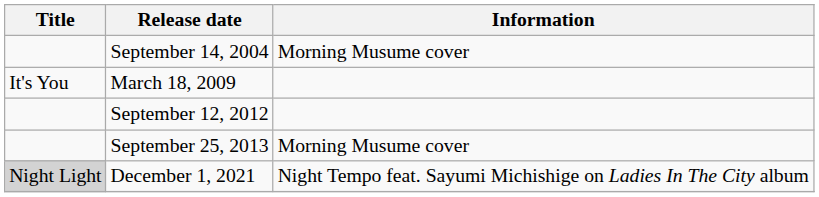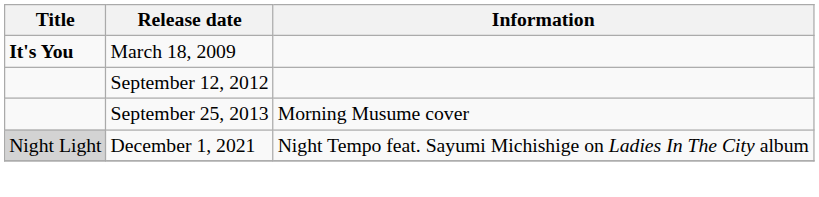- row: (190, 51)
(39, 82) normal -> (41, 51) bold
